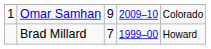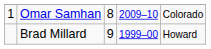(110, 14) 9 -> (110, 14) 8
(110, 34) 7 -> (110, 34) 9
